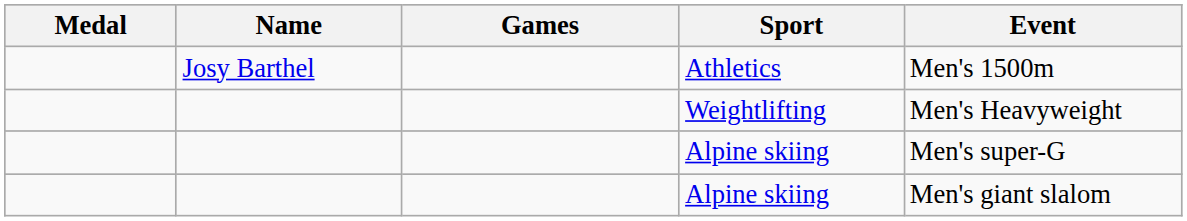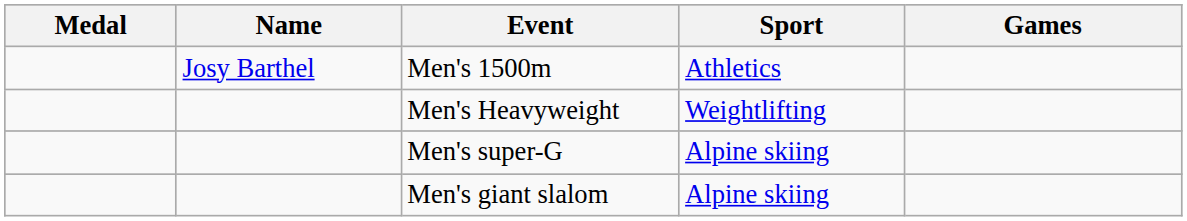columns swapped: (540, 25) <-> (1043, 25)
